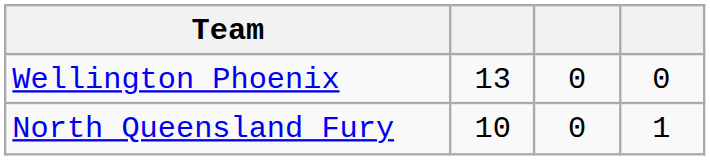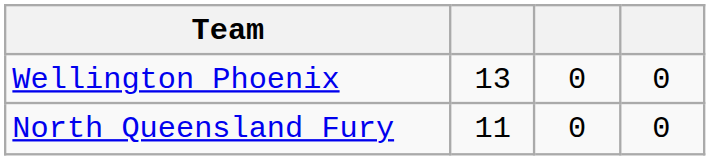(493, 129) 10 -> (493, 129) 11
(661, 129) 1 -> (661, 129) 0
